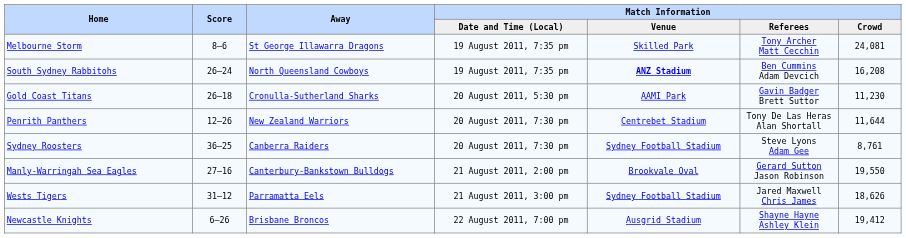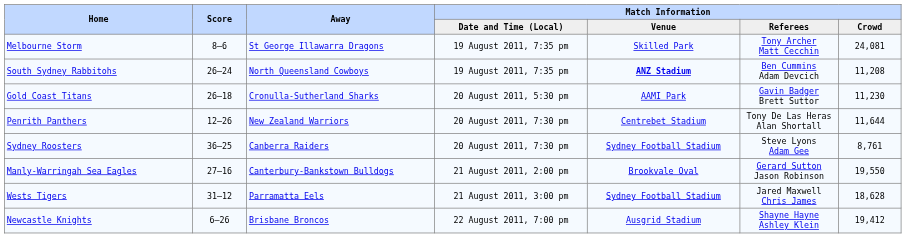(870, 71) 16,208 -> (870, 71) 11,208
(870, 196) 18,626 -> (870, 196) 18,628
